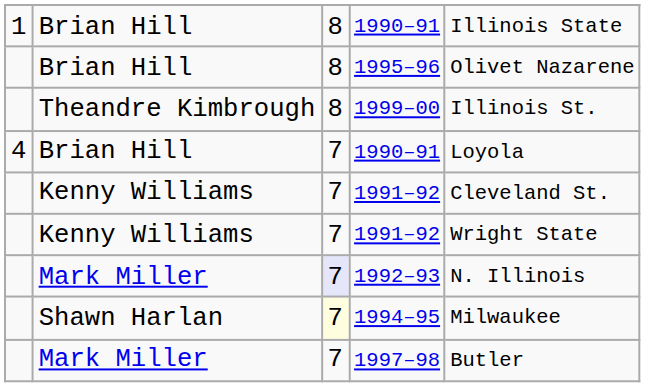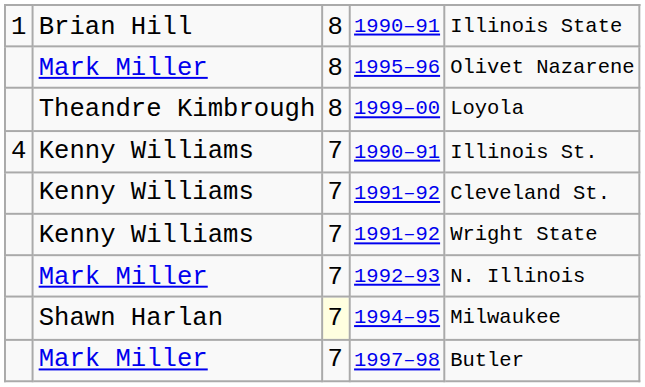(116, 68) Brian Hill -> (123, 68) Mark Miller
(524, 109) Illinois St. -> (487, 109) Loyola
(116, 151) Brian Hill -> (146, 151) Kenny Williams
(487, 151) Loyola -> (524, 151) Illinois St.
(335, 276) lavender background -> (335, 276) no background
